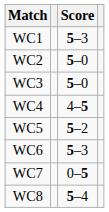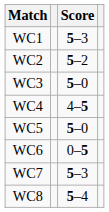(78, 60) 5–0 -> (78, 60) 5–2
(78, 128) 5–2 -> (78, 128) 5–0
(78, 151) 5–3 -> (78, 151) 0–5
(78, 173) 0–5 -> (78, 173) 5–3
